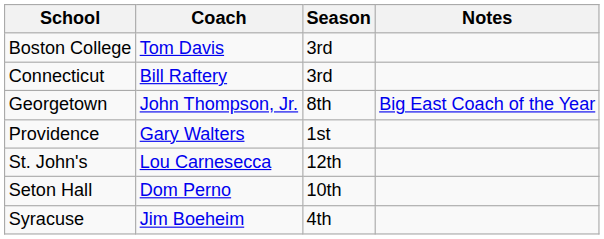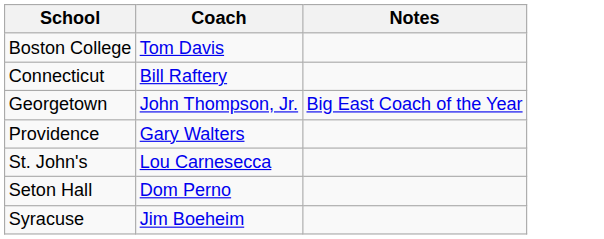- column: (339, 18)
